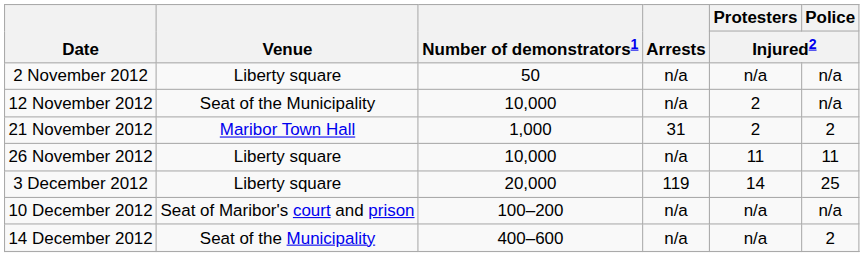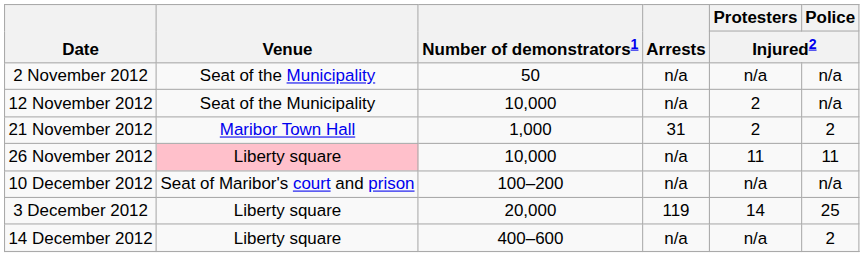(288, 76) Liberty square -> (288, 76) Seat of the Municipality
(288, 157) no background -> (288, 157) pink background
rows swapped: (81, 183) <-> (81, 210)
(288, 237) Seat of the Municipality -> (288, 237) Liberty square
